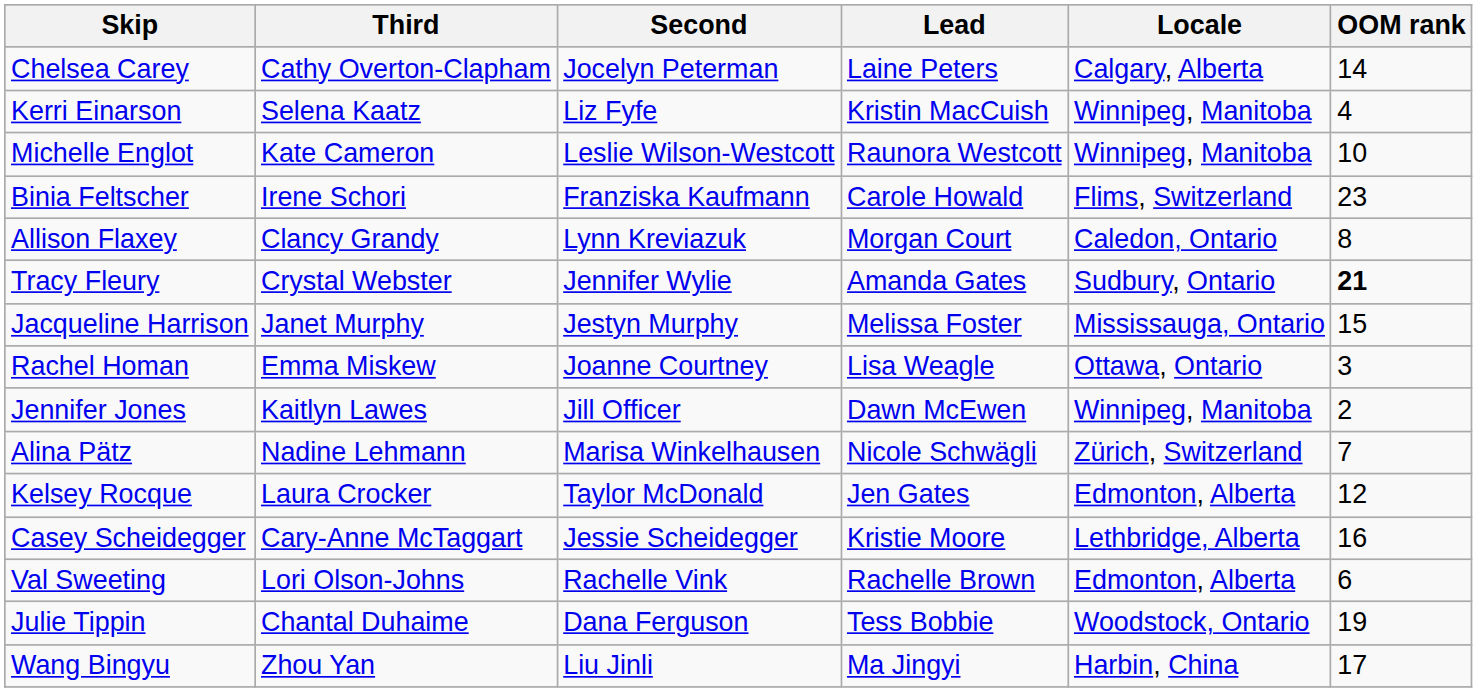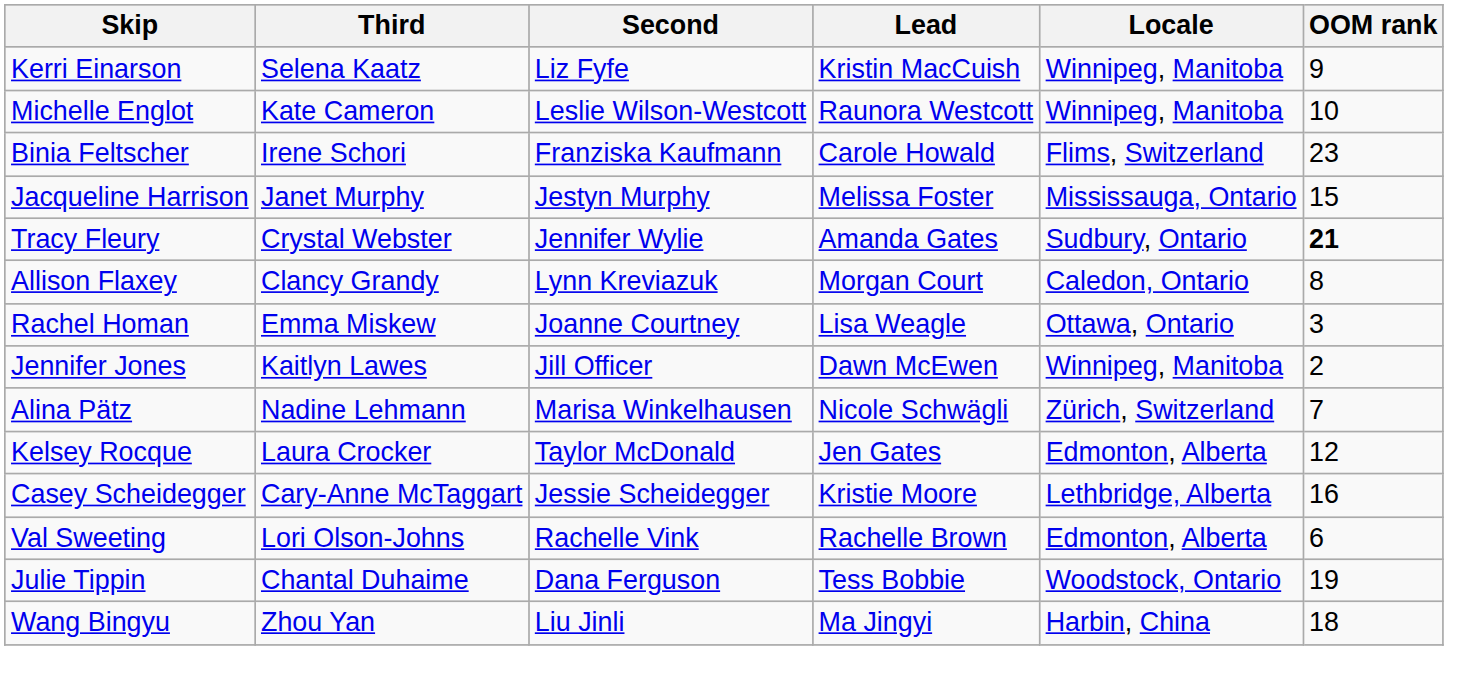- row: (100, 68)
(1345, 111) 4 -> (1316, 68) 9
rows swapped: (94, 238) <-> (130, 324)
(1352, 665) 17 -> (1324, 622) 18
